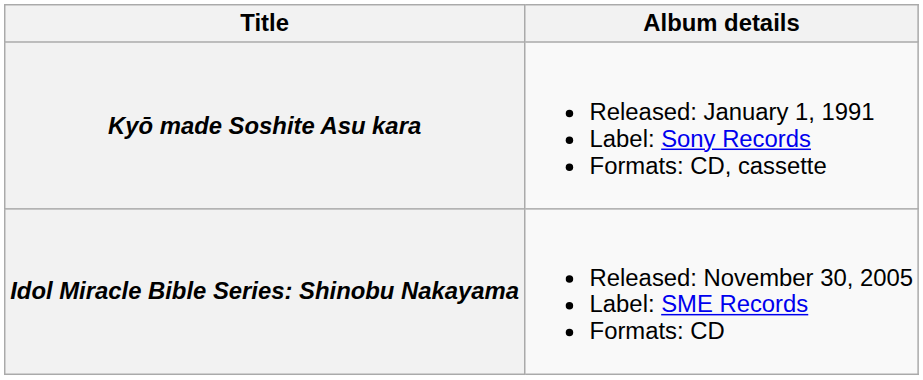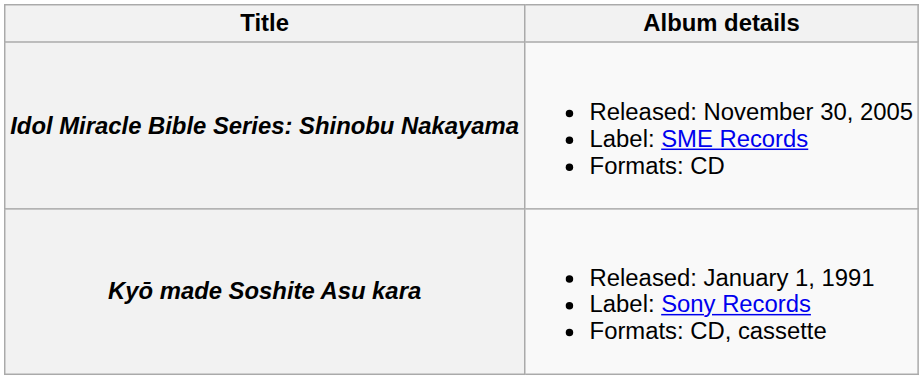rows swapped: (265, 125) <-> (265, 291)
